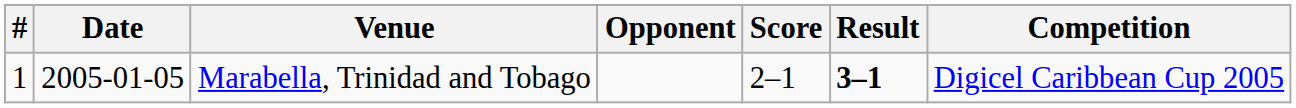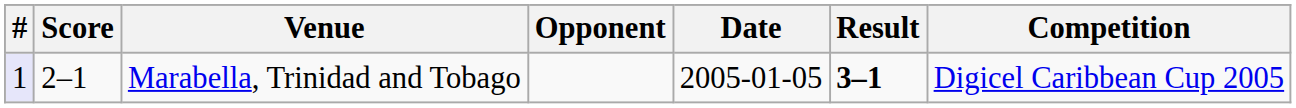columns swapped: (113, 28) <-> (786, 28)
(20, 77) no background -> (20, 77) lavender background
